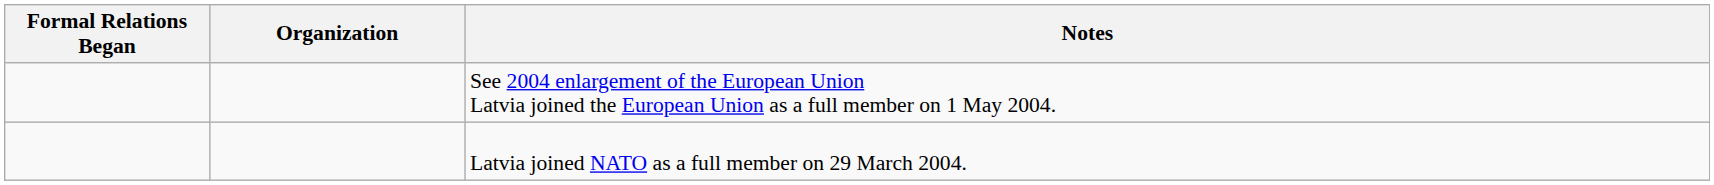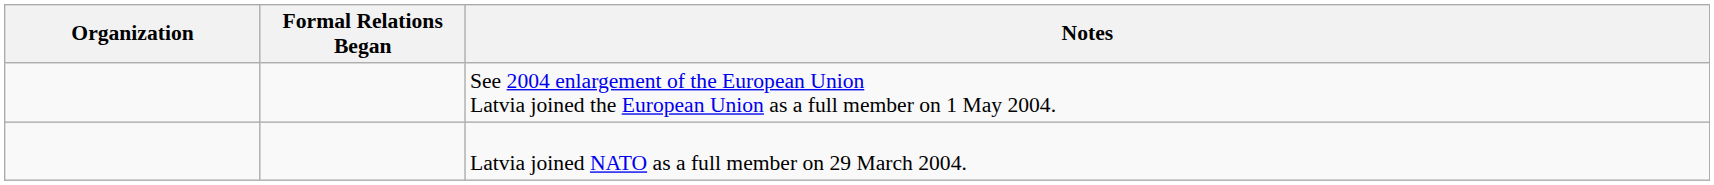columns swapped: (337, 33) <-> (107, 33)
